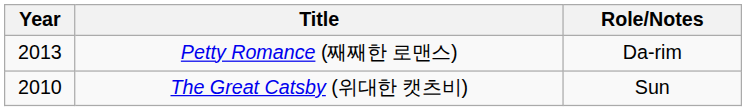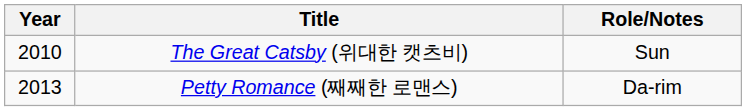rows swapped: (319, 87) <-> (319, 52)
